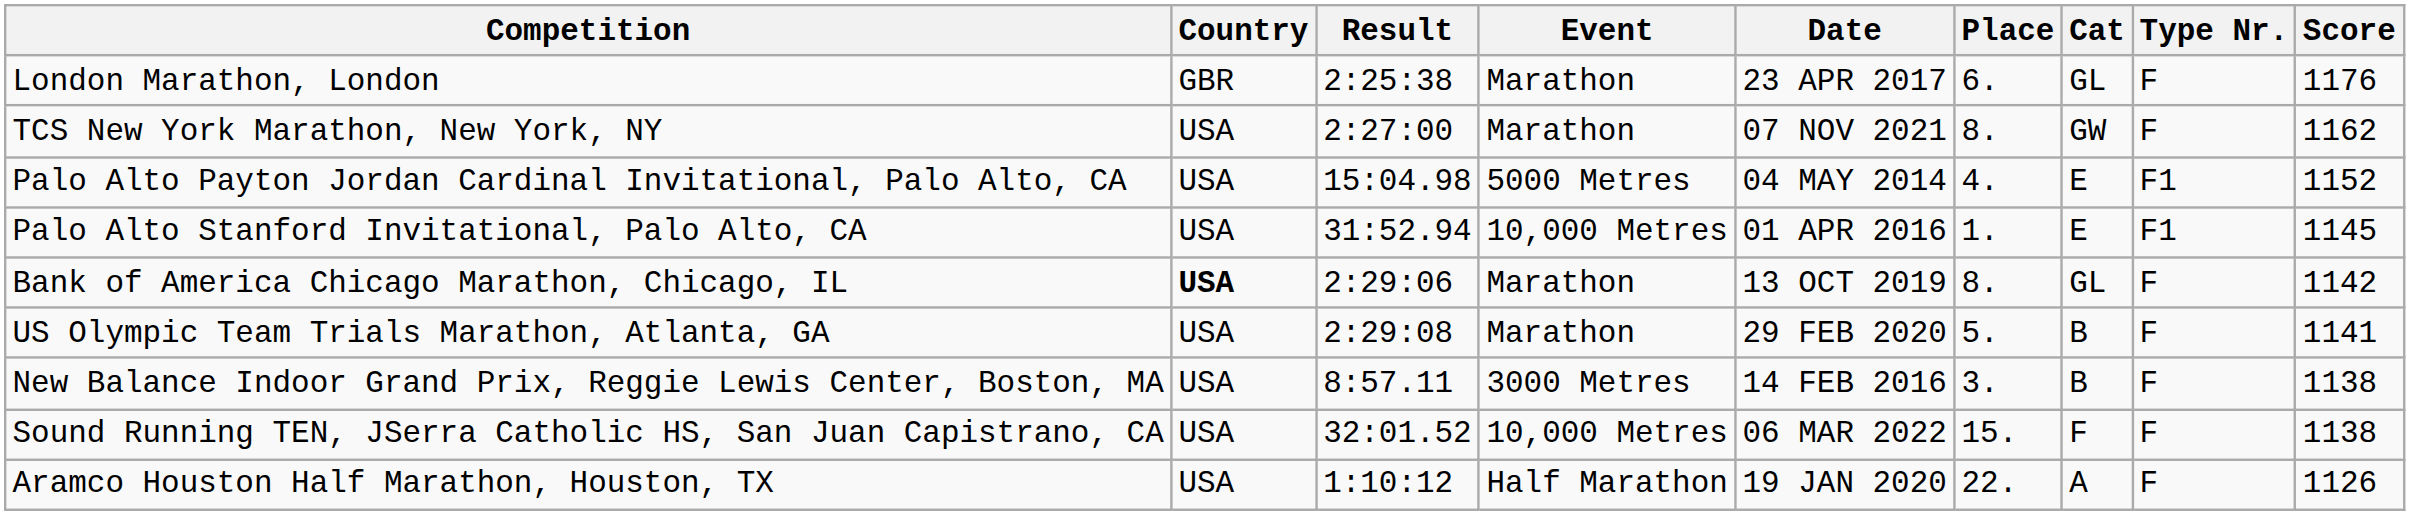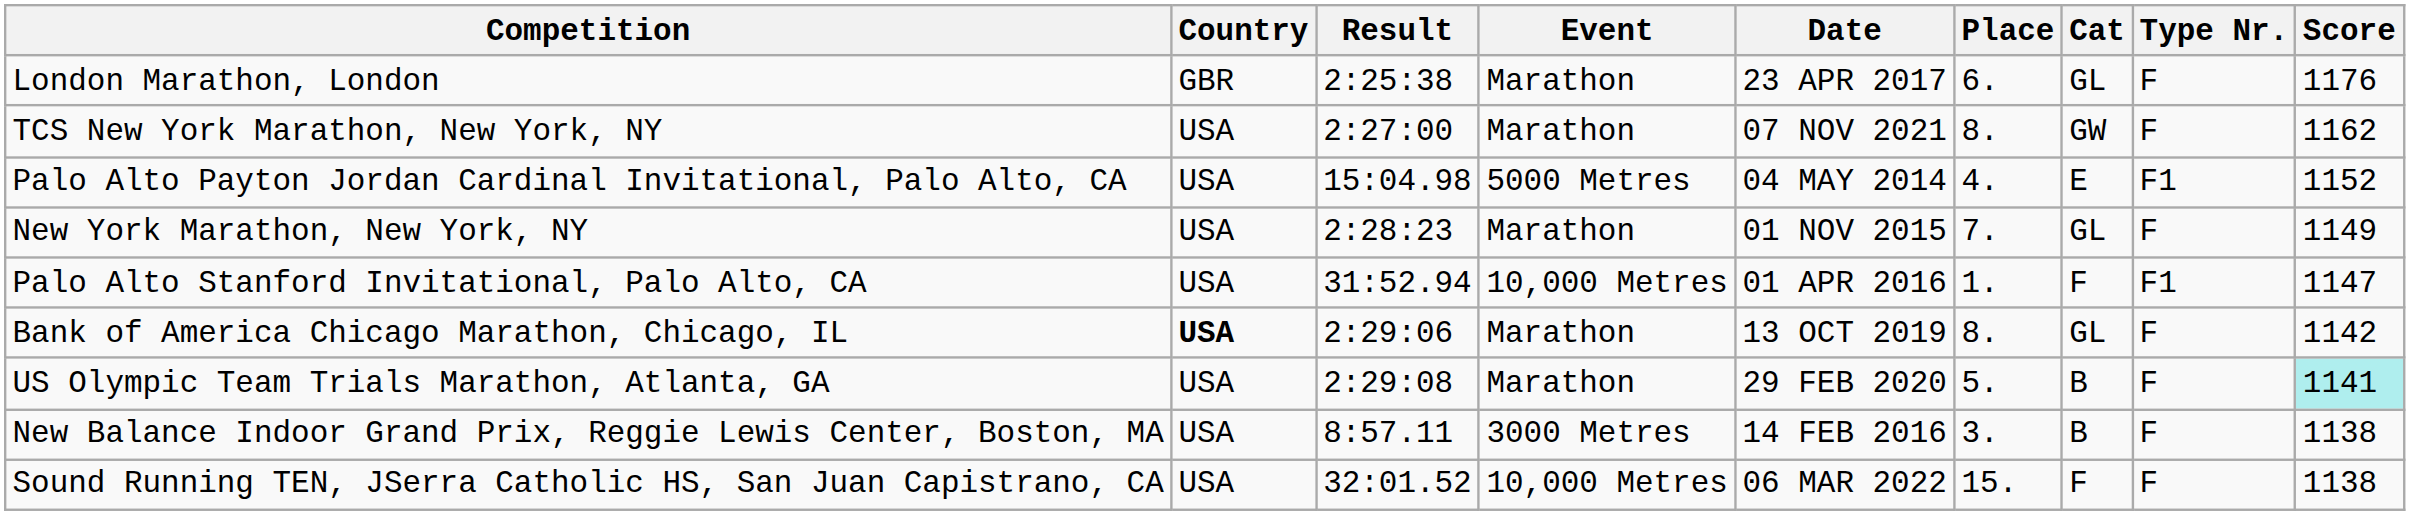+ row: (300, 232)
(2078, 232) E -> (2078, 283) F
(2340, 232) 1145 -> (2340, 283) 1147
(2340, 333) no background -> (2340, 383) paleturquoise background
- row: (393, 484)
